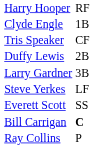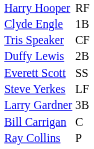rows swapped: (38, 73) <-> (35, 105)
(80, 121) bold -> (79, 121) normal
